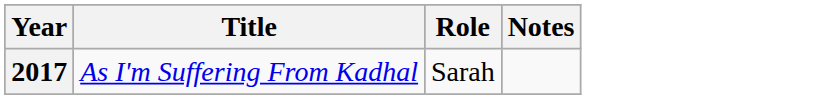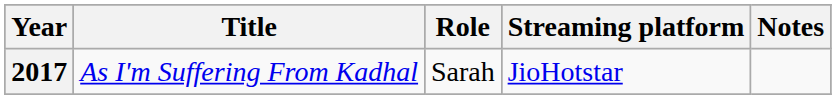+ column: (626, 26)
